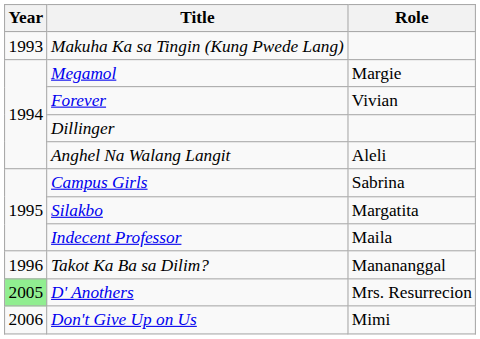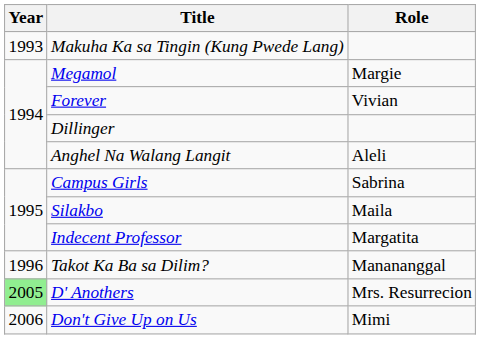(385, 210) Margatita -> (372, 210) Maila
(372, 237) Maila -> (385, 237) Margatita
